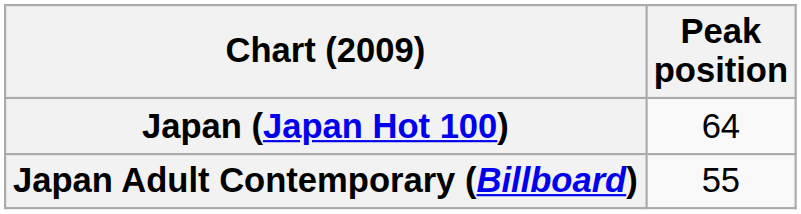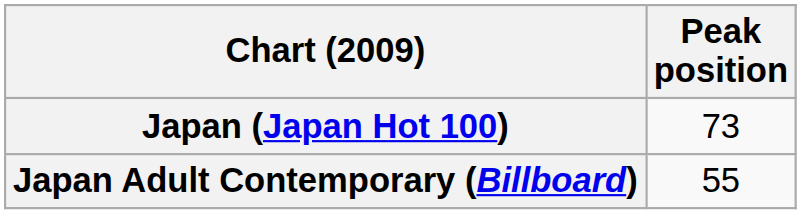(721, 125) 64 -> (721, 125) 73
